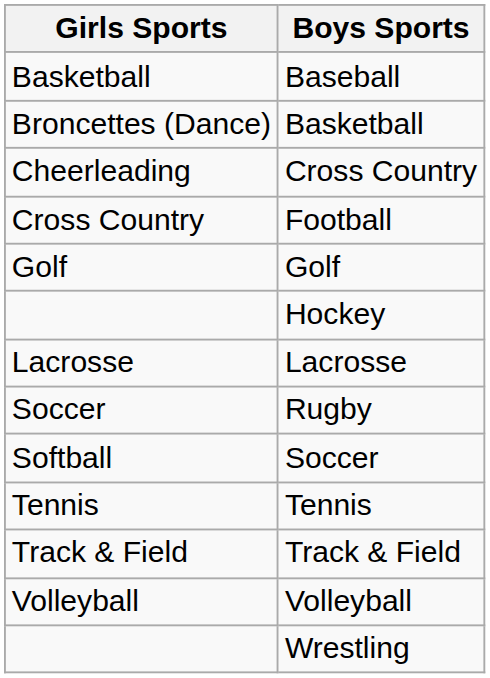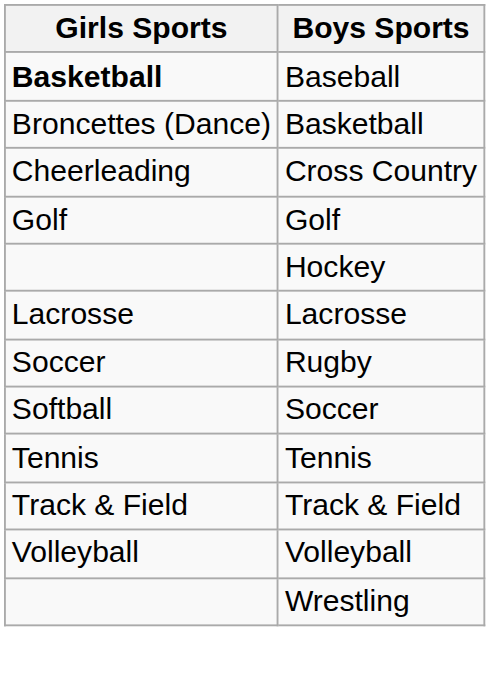(81, 76) normal -> (87, 76) bold
- row: (338, 219)
